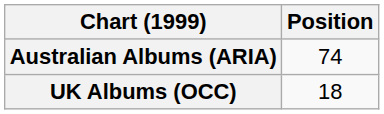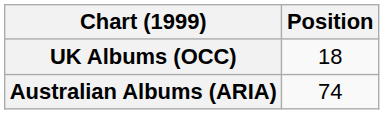rows swapped: (143, 56) <-> (143, 91)
